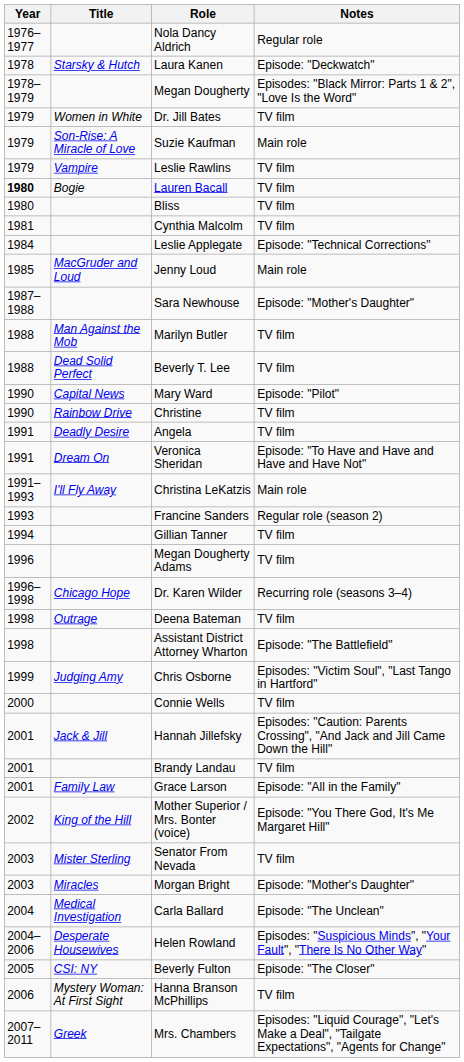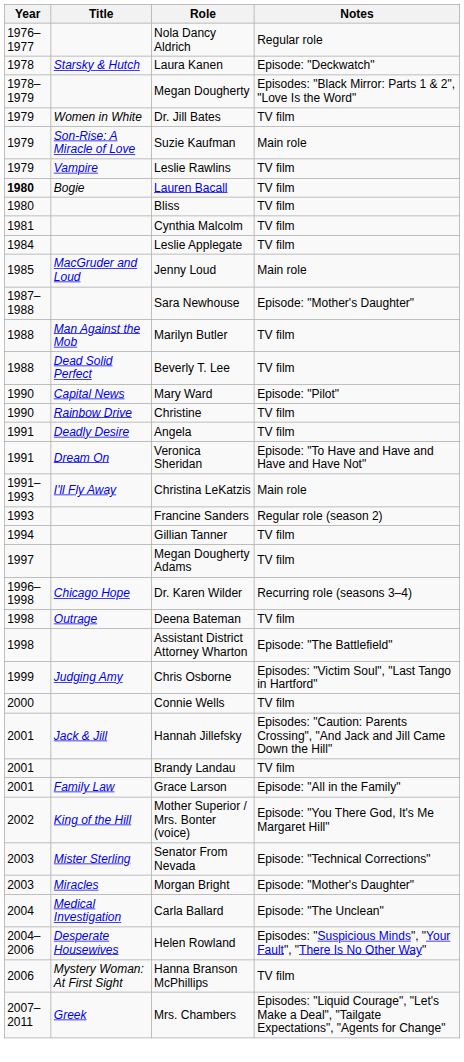(344, 244) Episode: "Technical Corrections" -> (276, 244) TV film
(20, 560) 1996 -> (20, 560) 1997
(276, 859) TV film -> (344, 859) Episode: "Technical Corrections"
- row: (192, 969)
